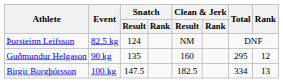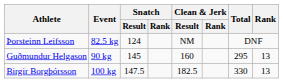(134, 56) 135 -> (134, 56) 145
(265, 56) 12 -> (265, 56) 13
(241, 71) 334 -> (241, 71) 330
